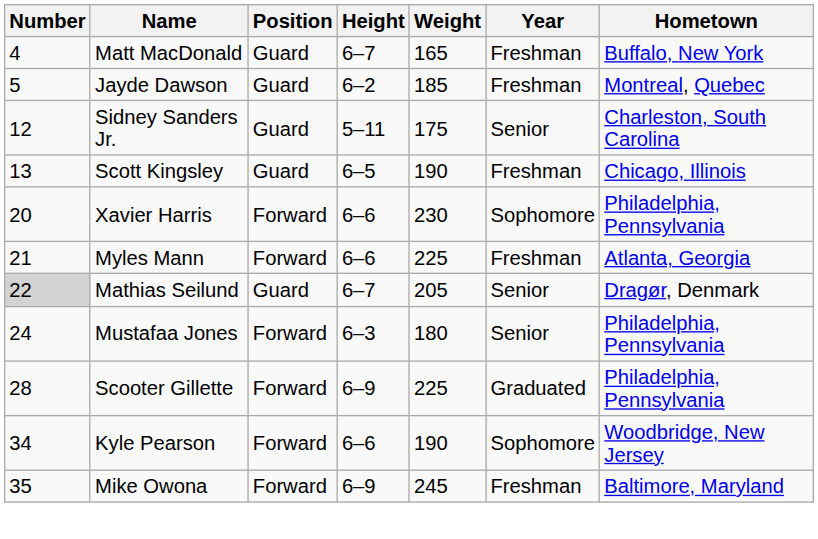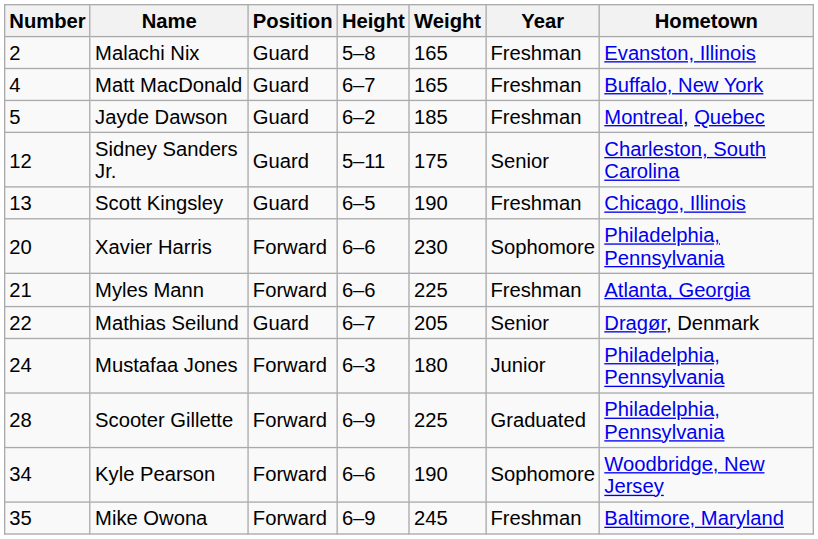+ row: (147, 53)
(21, 290) lightgrey background -> (21, 322) no background
(520, 333) Senior -> (518, 365) Junior
